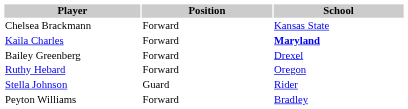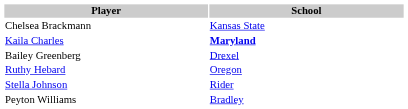- column: (207, 11)
